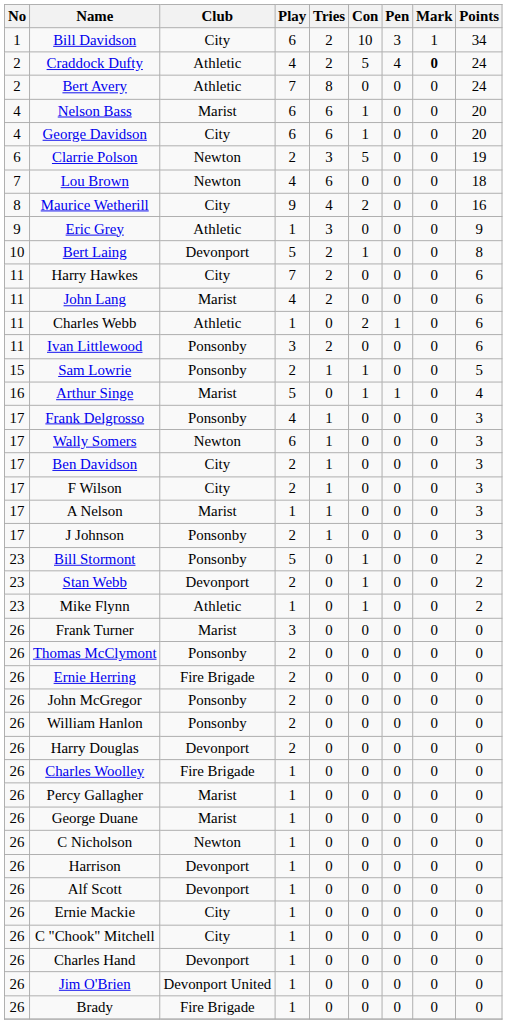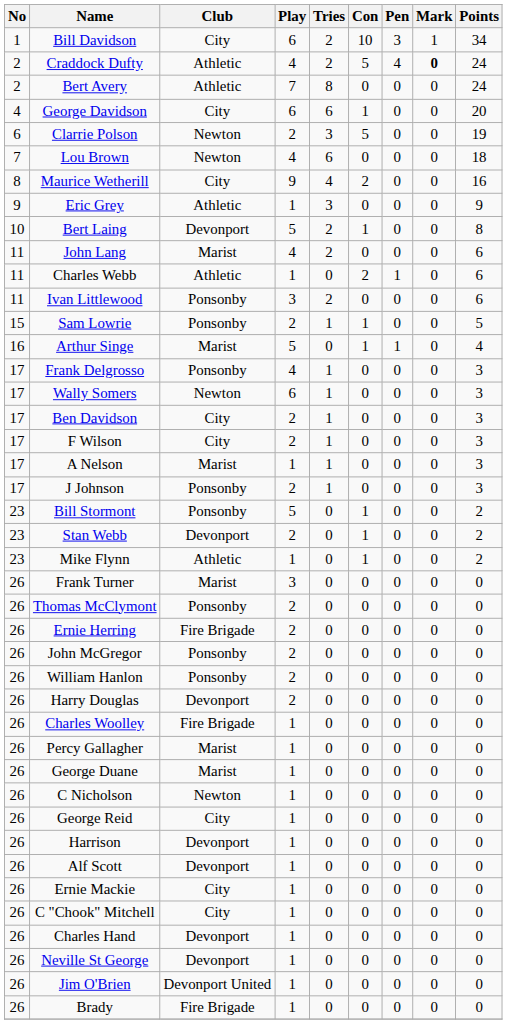- row: (95, 110)
- row: (95, 275)
+ row: (95, 818)
+ row: (95, 960)
